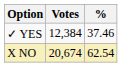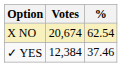rows swapped: (22, 52) <-> (25, 33)
